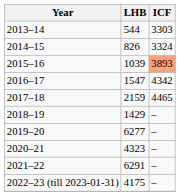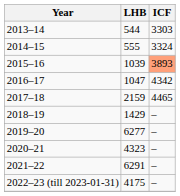(132, 47) 826 -> (132, 47) 555
(134, 81) 1547 -> (134, 81) 1047
